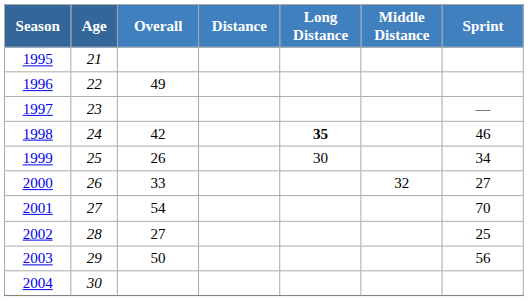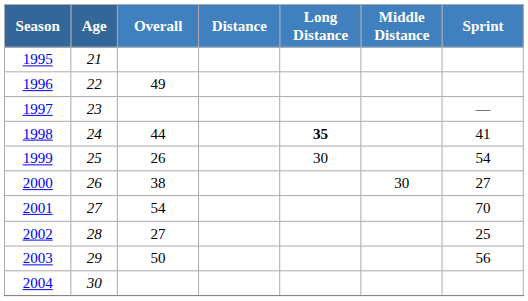(158, 134) 42 -> (158, 134) 44
(483, 134) 46 -> (483, 134) 41
(483, 158) 34 -> (483, 158) 54
(158, 183) 33 -> (158, 183) 38
(402, 183) 32 -> (402, 183) 30
